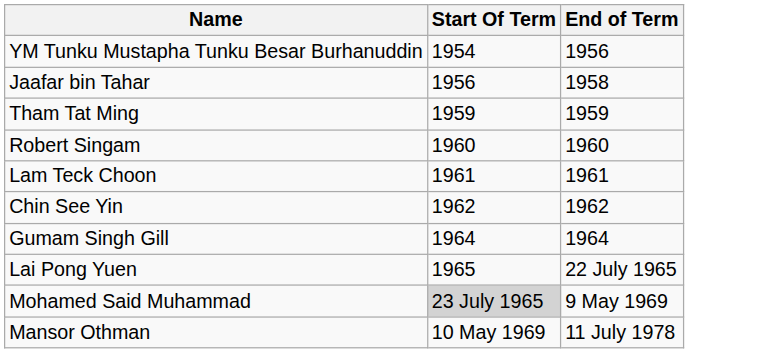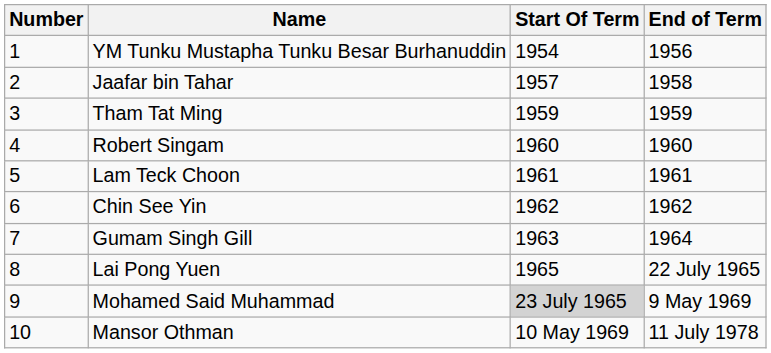+ column: (46, 20)
(454, 82) 1956 -> (537, 82) 1957
(454, 238) 1964 -> (537, 238) 1963
